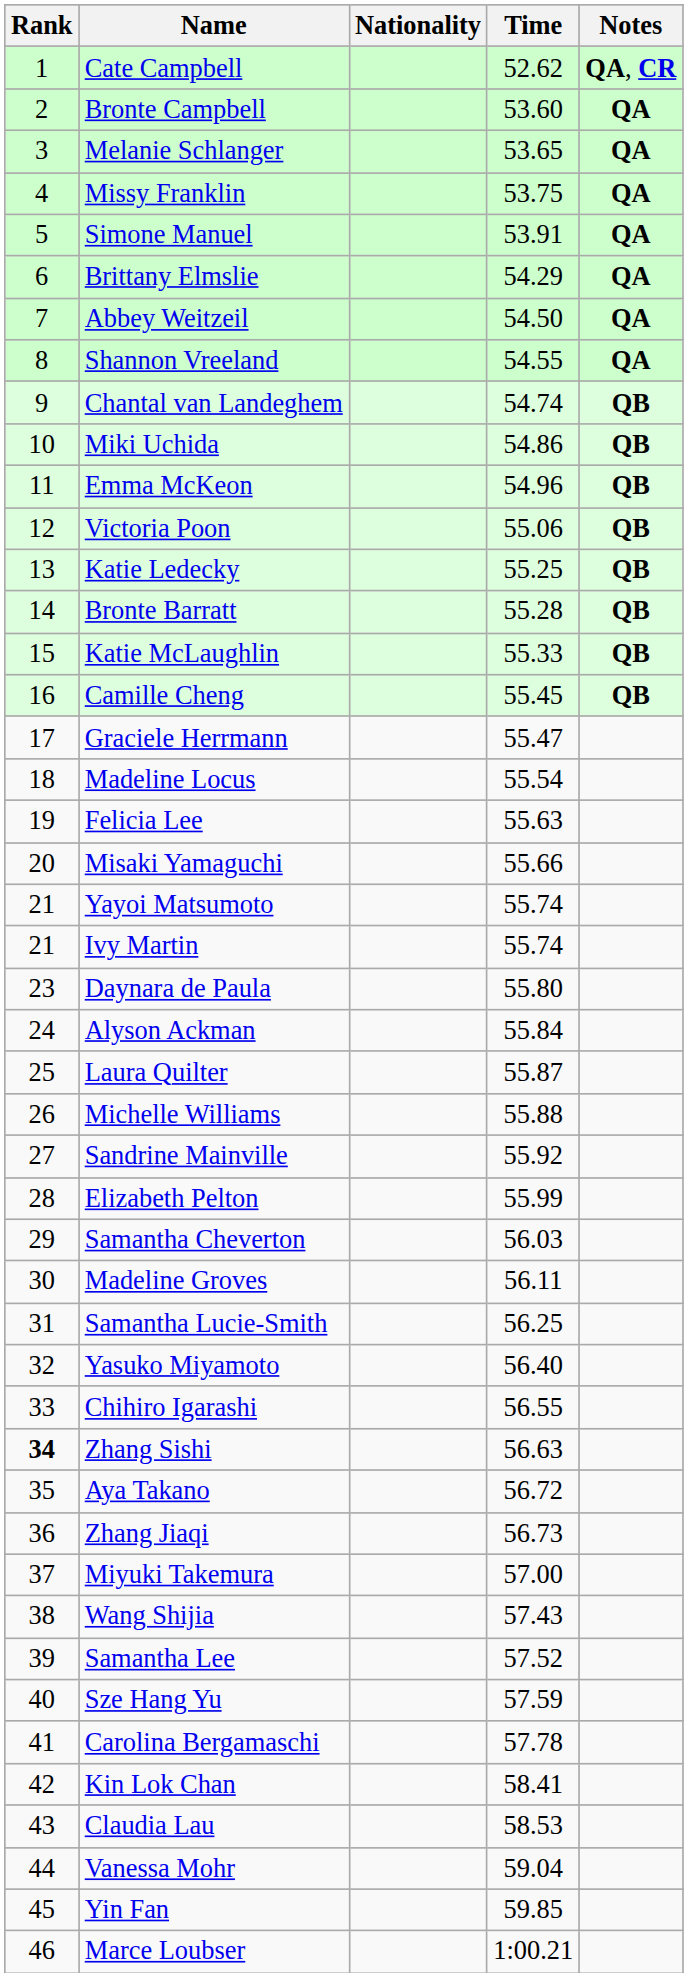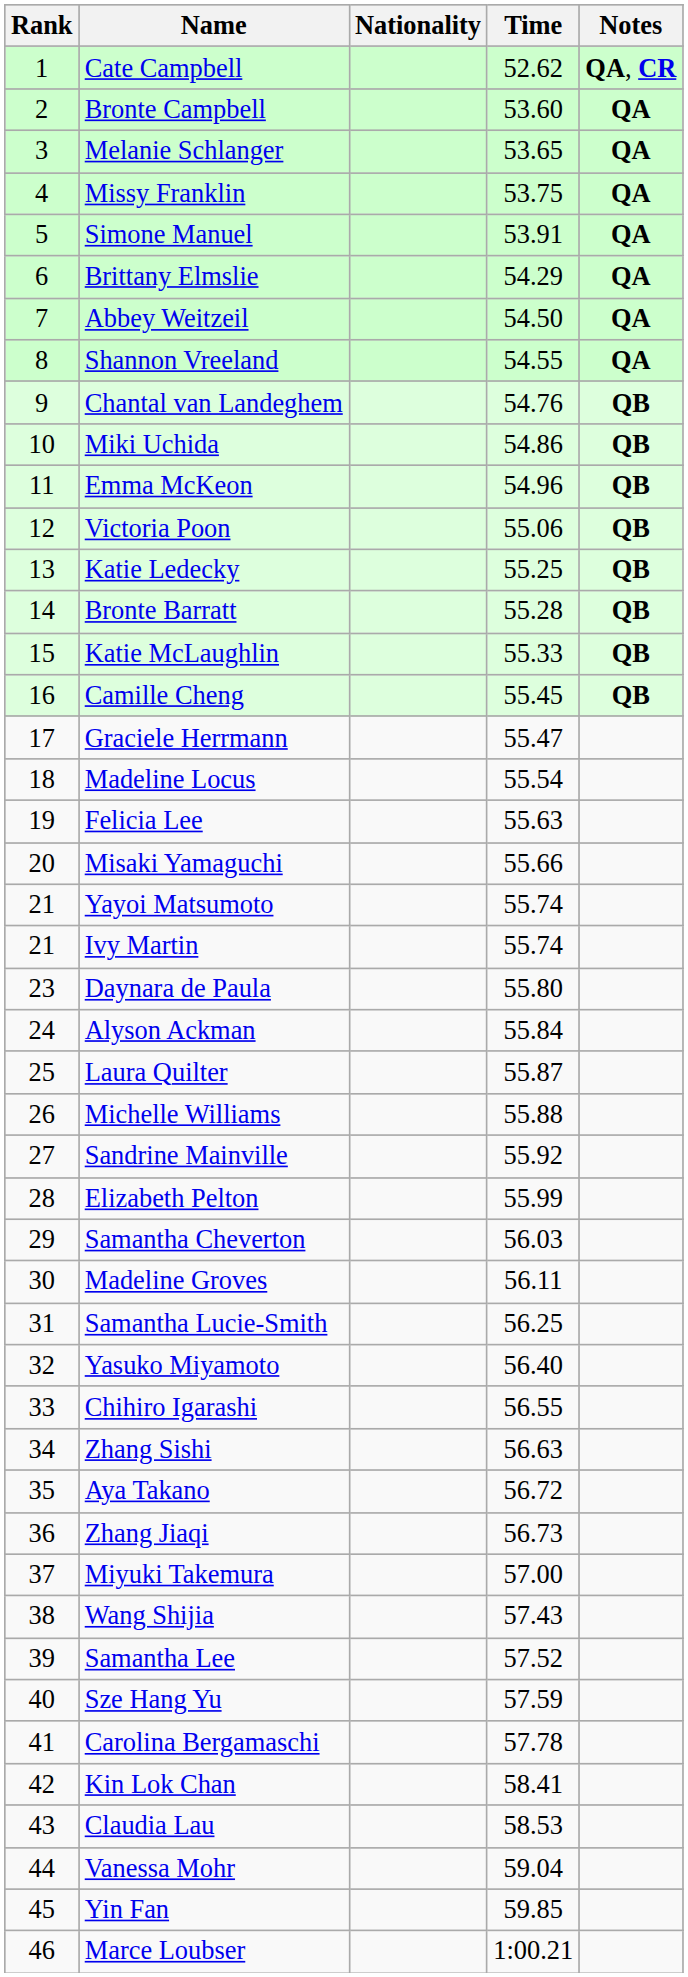(533, 402) 54.74 -> (533, 402) 54.76
(42, 1448) bold -> (42, 1448) normal
